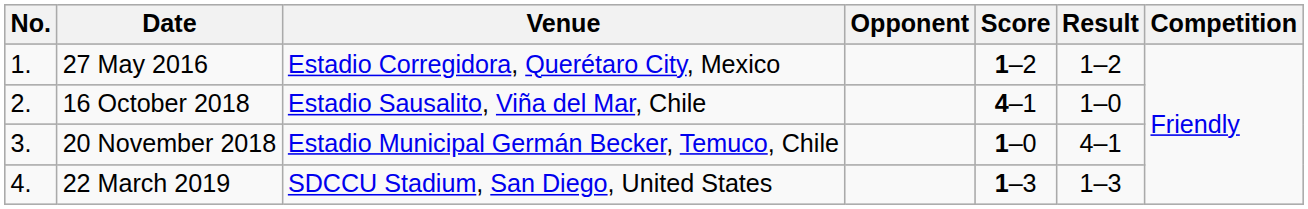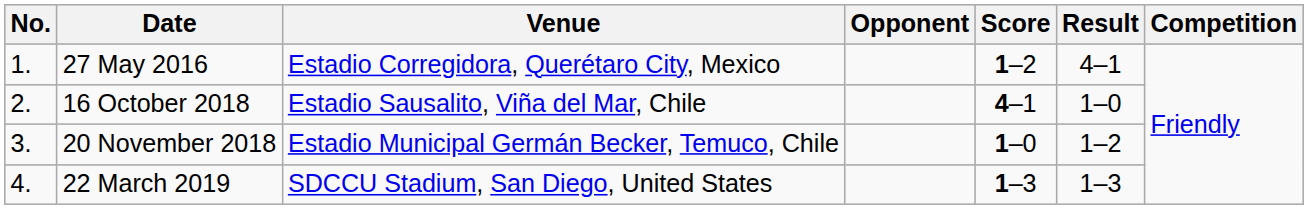(1100, 64) 1–2 -> (1100, 64) 4–1
(1100, 143) 4–1 -> (1100, 143) 1–2
